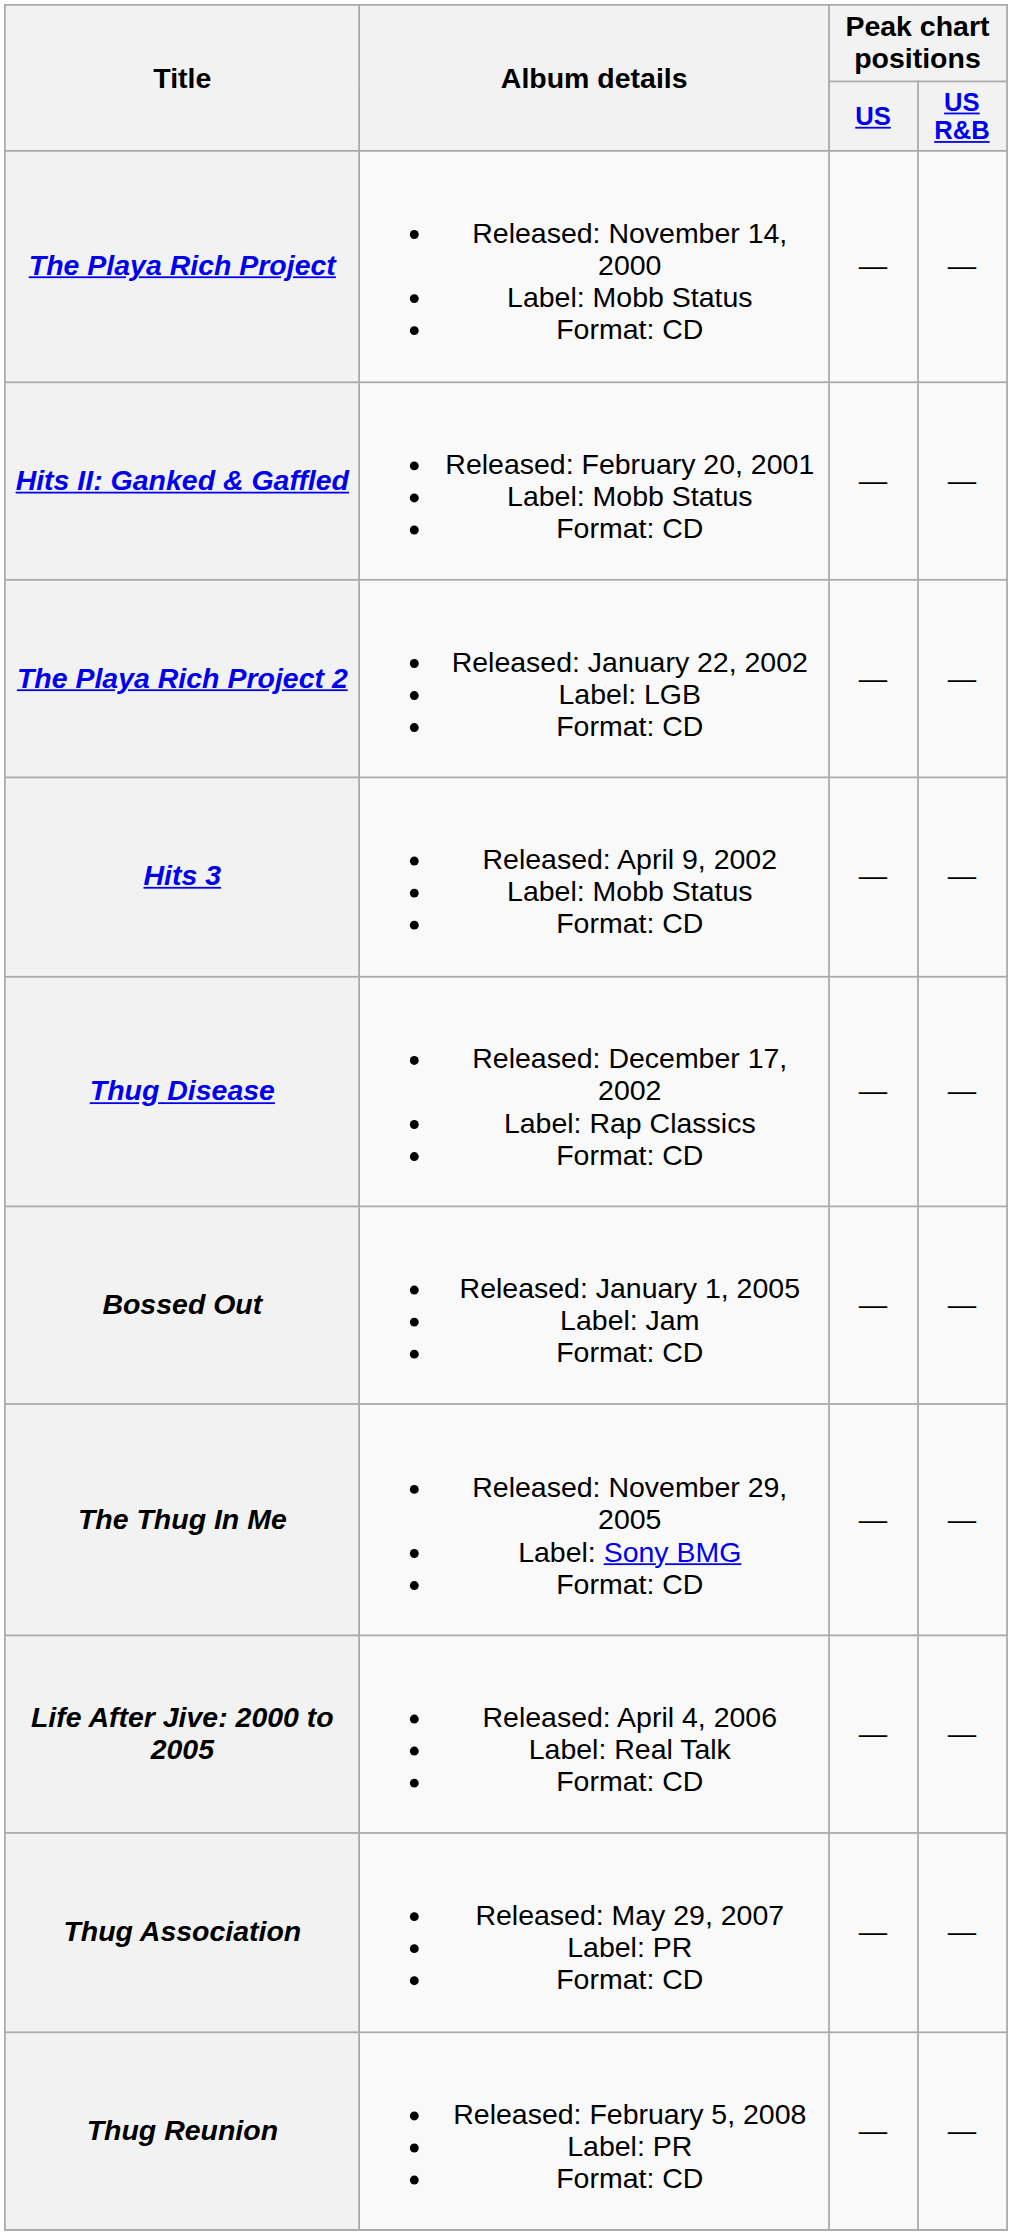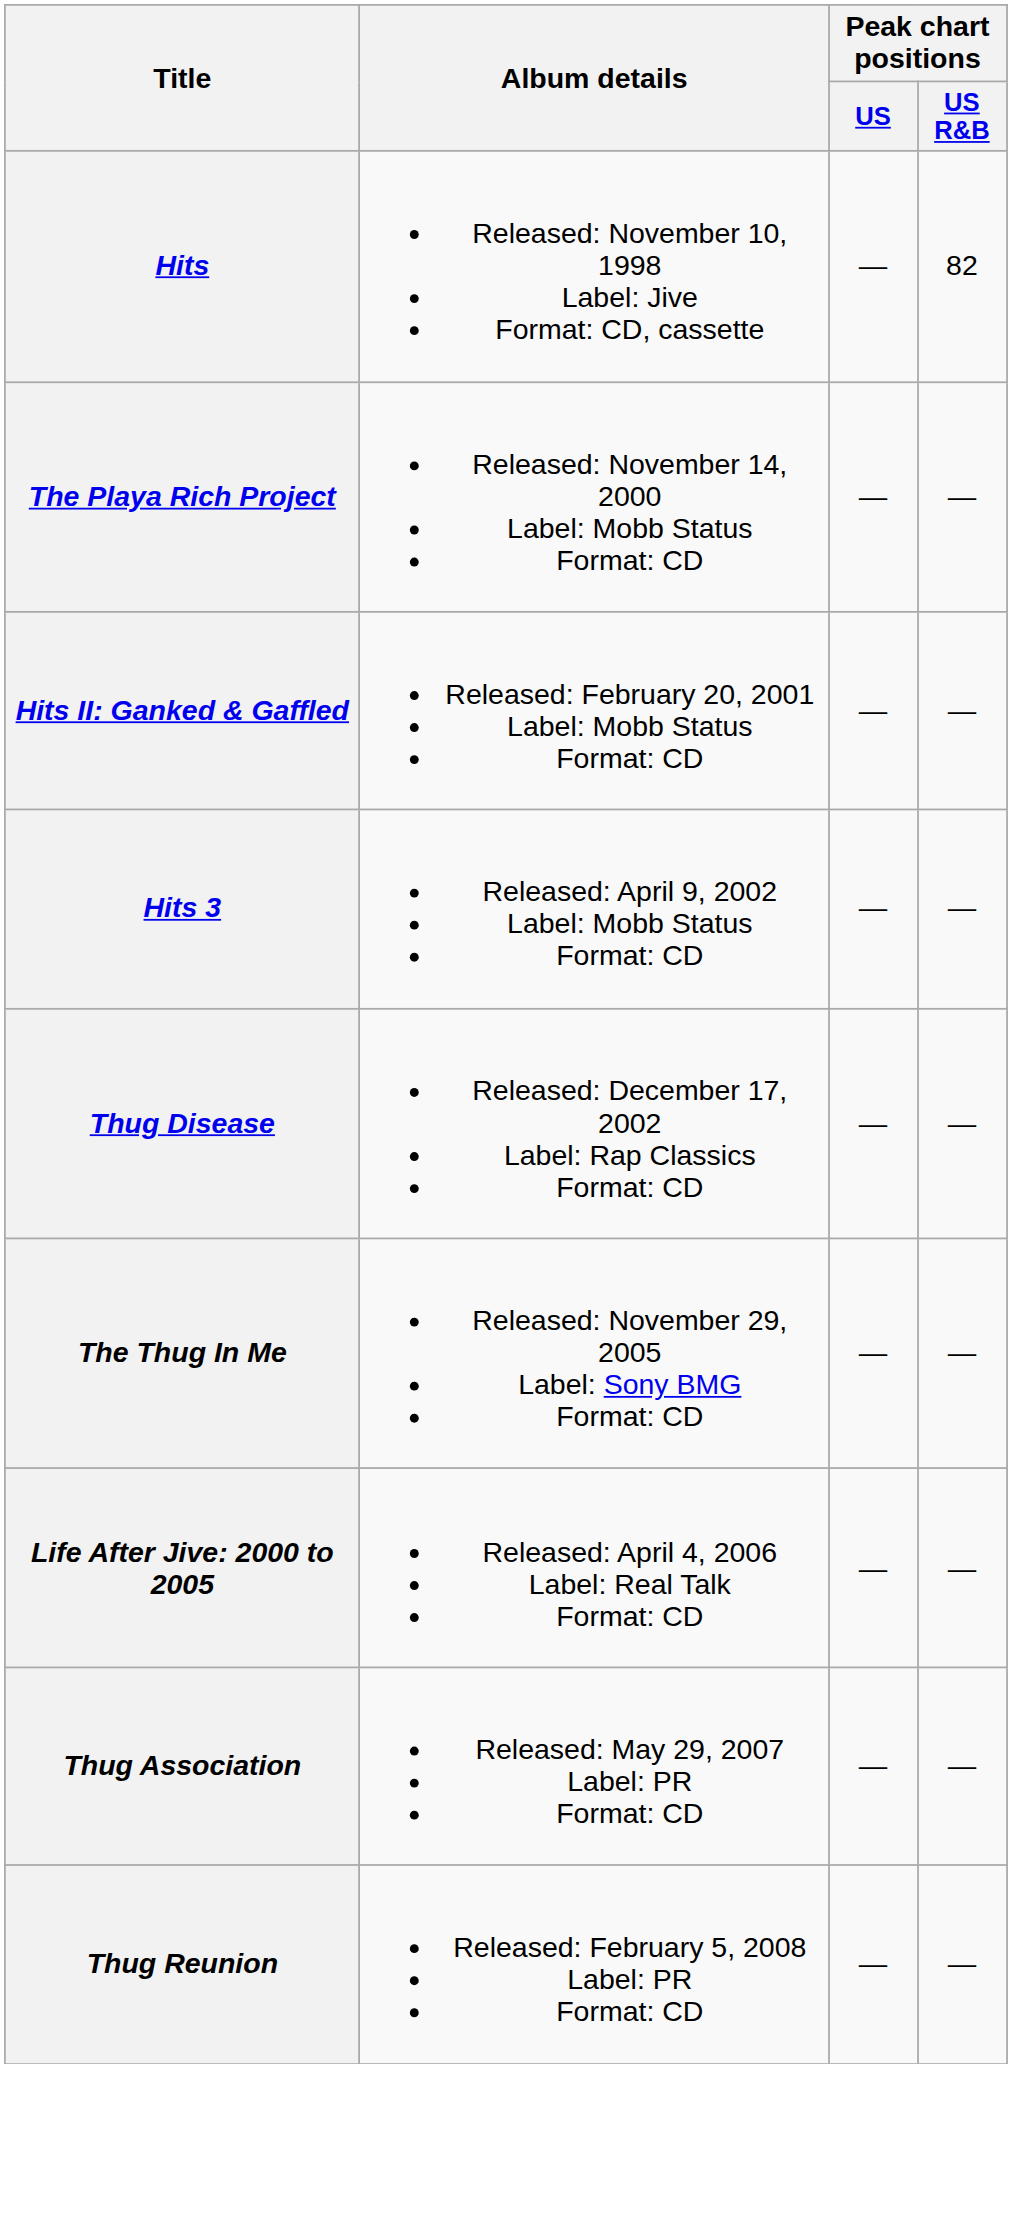+ row: (182, 265)
- row: (182, 678)
- row: (182, 1305)
